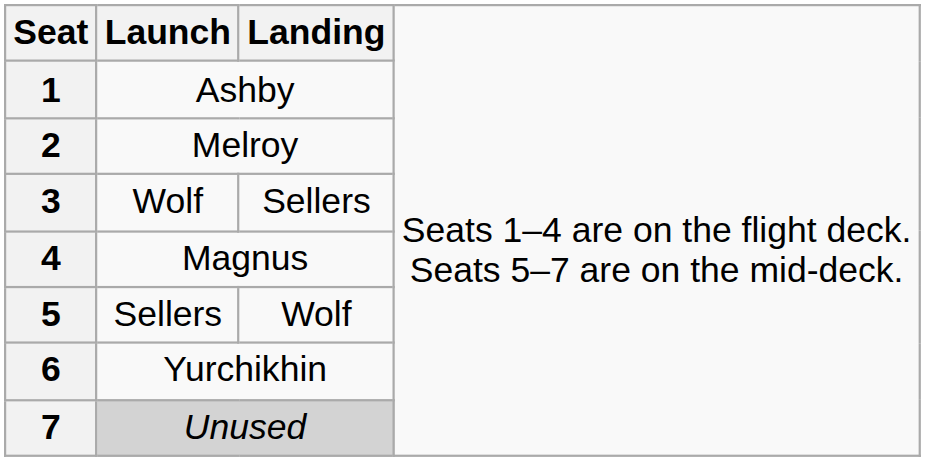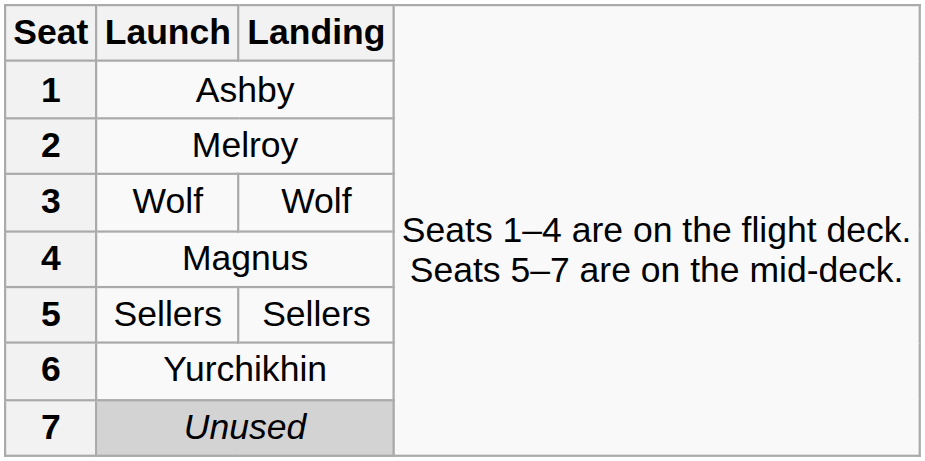(316, 201) Sellers -> (316, 201) Wolf
(316, 314) Wolf -> (316, 314) Sellers
